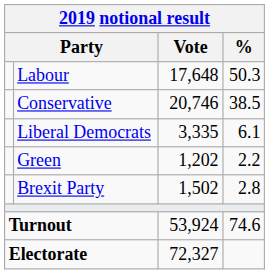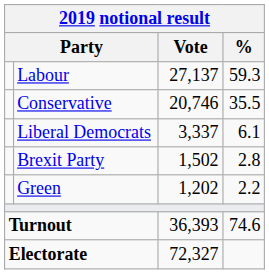(194, 75) 17,648 -> (194, 75) 27,137
(245, 75) 50.3 -> (245, 75) 59.3
(245, 103) 38.5 -> (245, 103) 35.5
(198, 132) 3,335 -> (198, 132) 3,337
rows swapped: (61, 189) <-> (39, 160)
(194, 225) 53,924 -> (194, 225) 36,393
